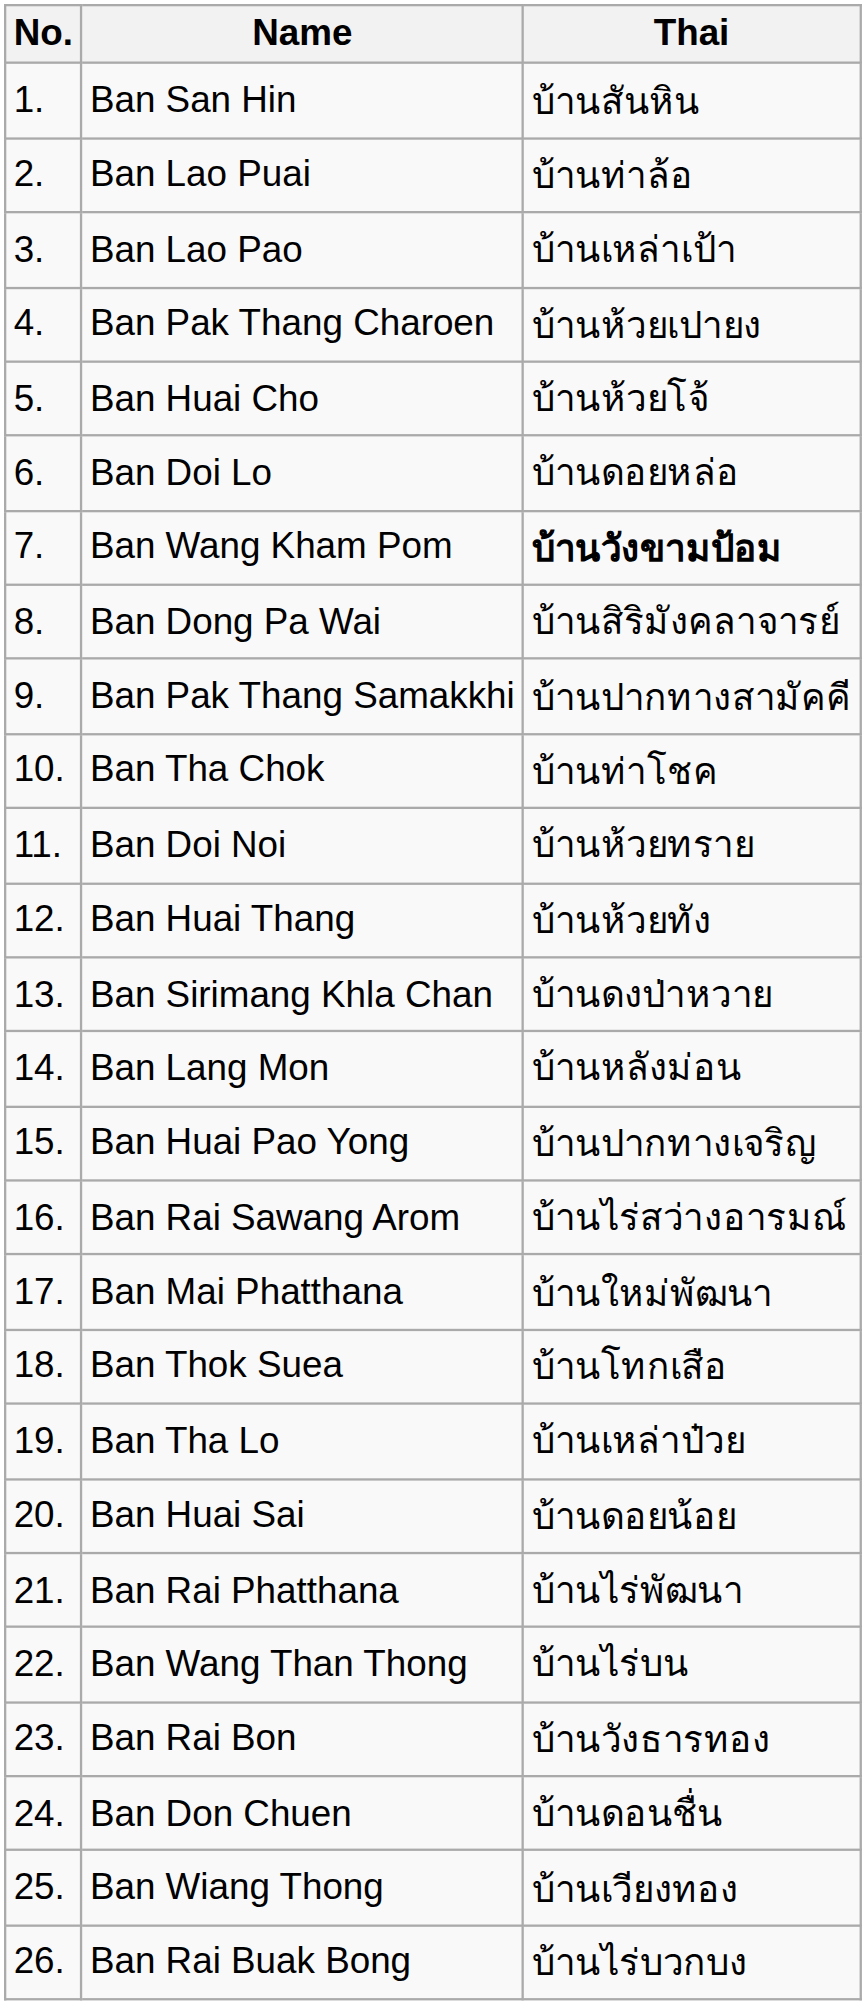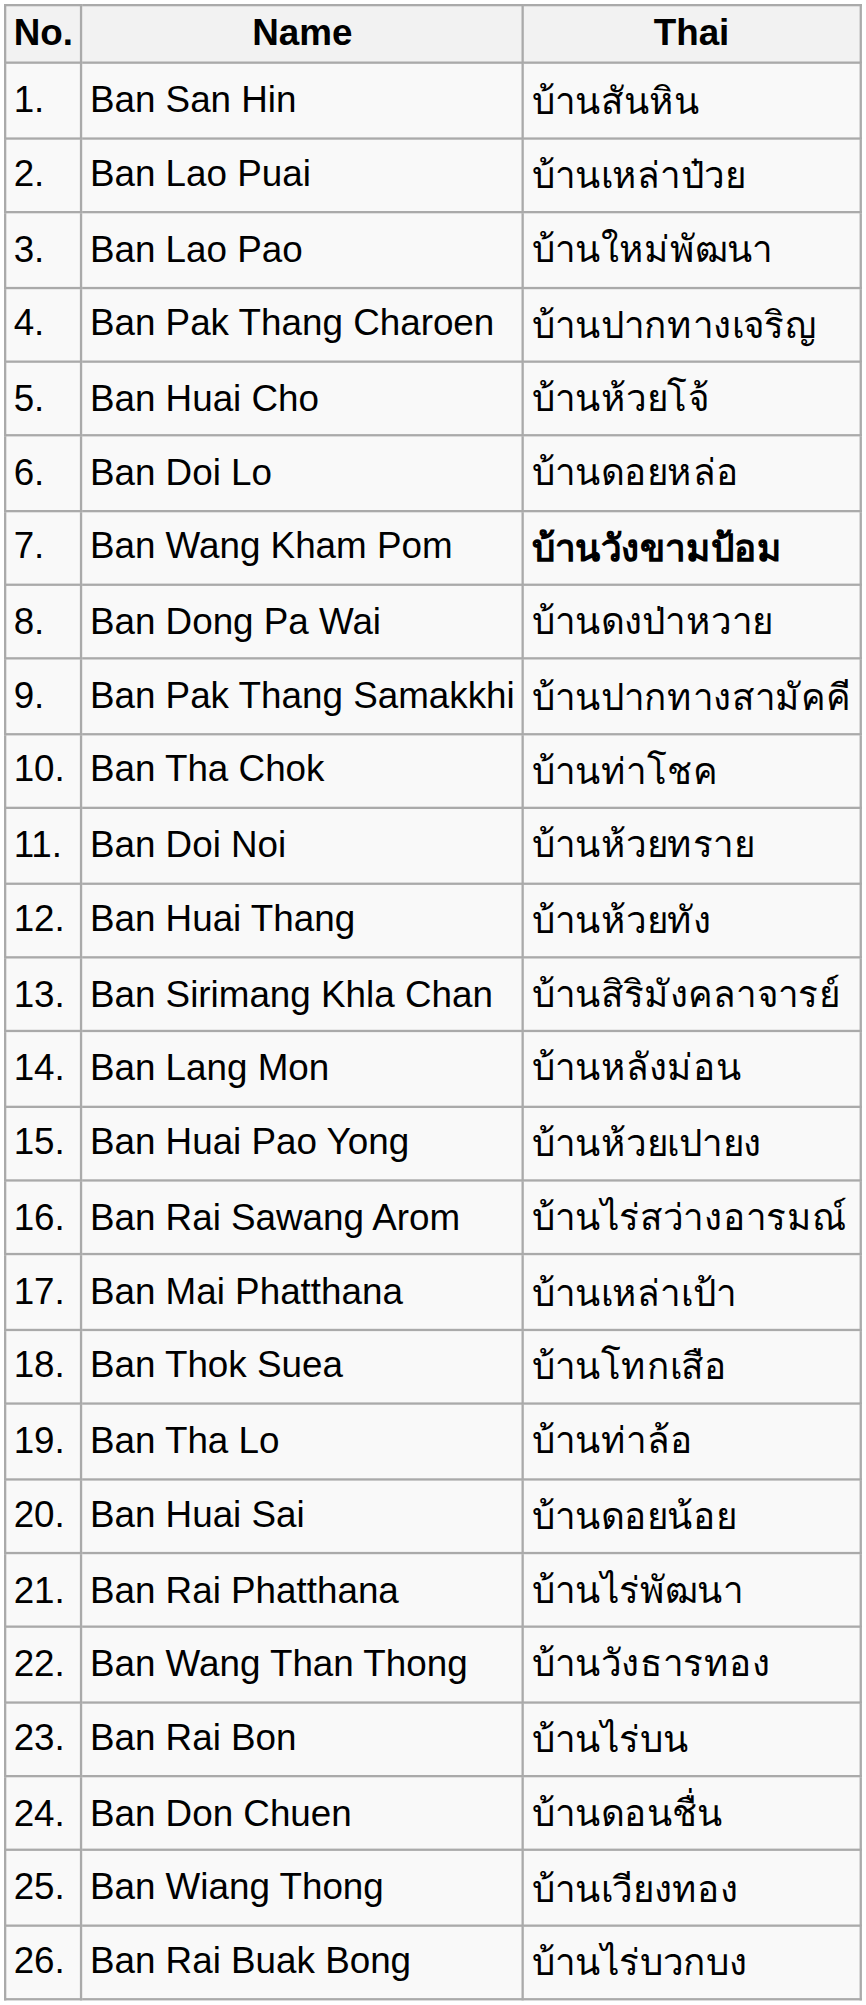(612, 175) บ้านท่าล้อ -> (639, 175) บ้านเหล่าป๋วย
(634, 250) บ้านเหล่าเป้า -> (652, 250) บ้านใหม่พัฒนา
(647, 324) บ้านห้วยเปายง -> (674, 324) บ้านปากทางเจริญ
(686, 622) บ้านสิริมังคลาจารย์ -> (652, 622) บ้านดงป่าหวาย
(652, 994) บ้านดงป่าหวาย -> (686, 994) บ้านสิริมังคลาจารย์
(674, 1143) บ้านปากทางเจริญ -> (647, 1143) บ้านห้วยเปายง
(652, 1292) บ้านใหม่พัฒนา -> (634, 1292) บ้านเหล่าเป้า
(639, 1441) บ้านเหล่าป๋วย -> (612, 1441) บ้านท่าล้อ
(610, 1664) บ้านไร่บน -> (651, 1664) บ้านวังธารทอง
(651, 1739) บ้านวังธารทอง -> (610, 1739) บ้านไร่บน
